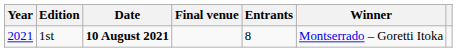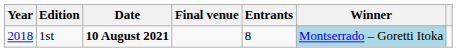(20, 36) 2021 -> (20, 36) 2018
(371, 36) no background -> (371, 36) lightblue background
